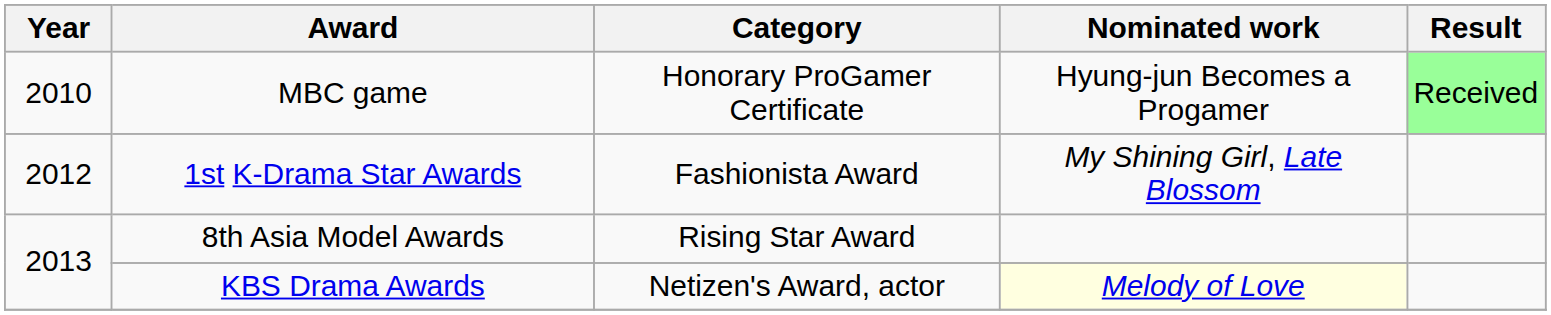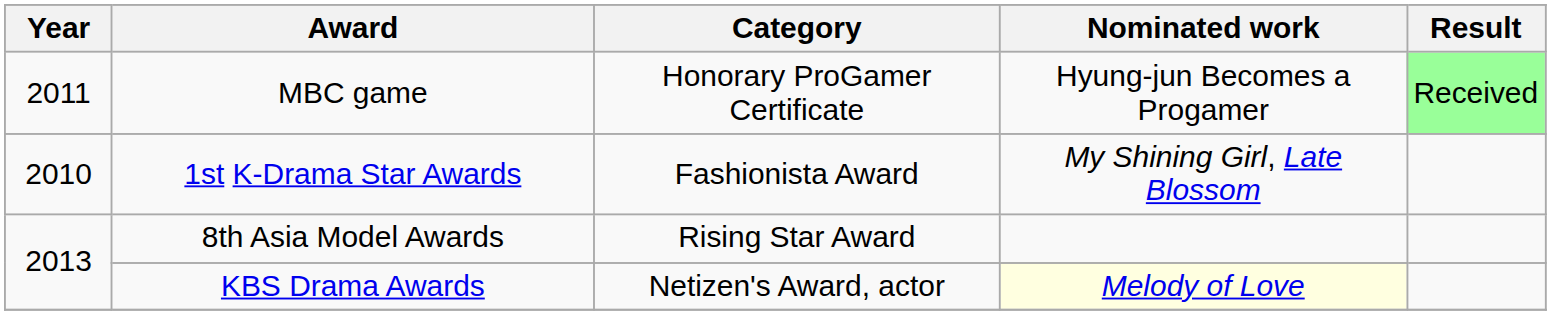(59, 92) 2010 -> (59, 92) 2011
(59, 173) 2012 -> (59, 173) 2010
